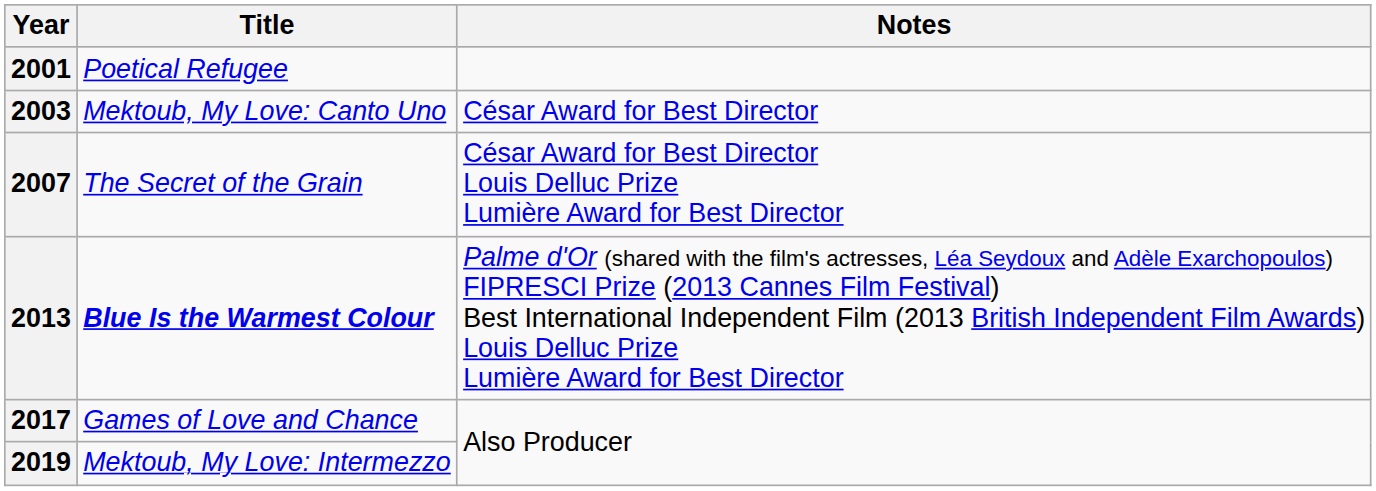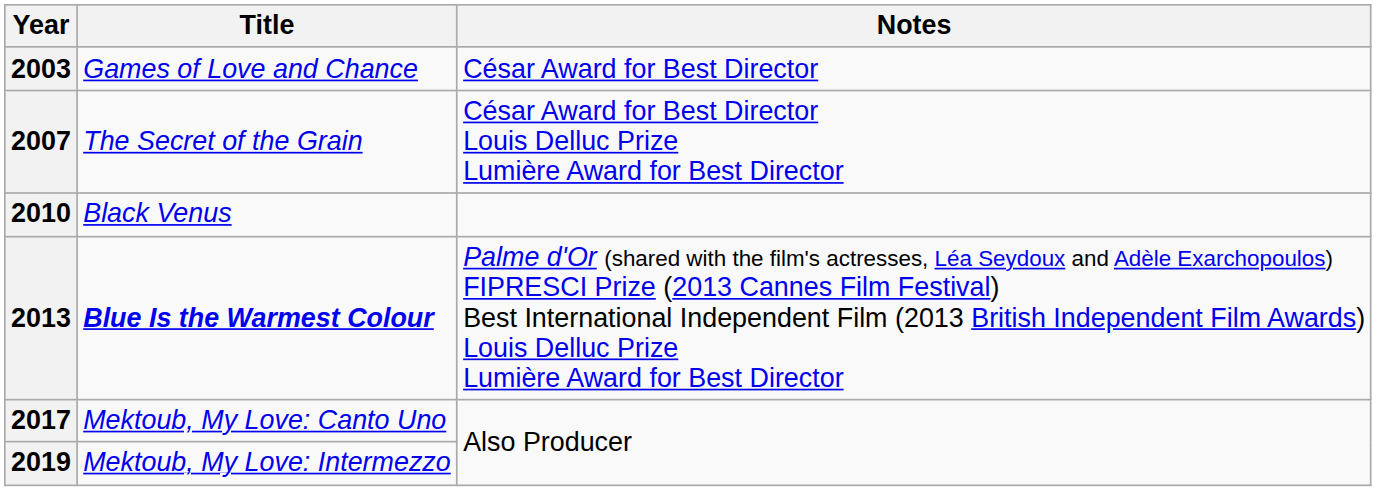- row: (41, 68)
(265, 111) Mektoub, My Love: Canto Uno -> (251, 68) Games of Love and Chance
+ row: (41, 214)
(251, 420) Games of Love and Chance -> (265, 420) Mektoub, My Love: Canto Uno
